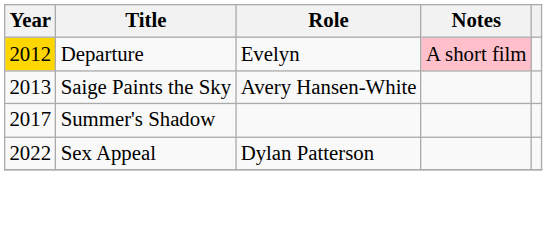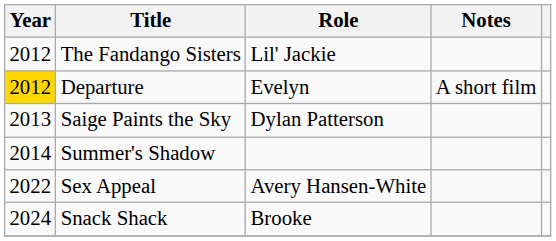+ row: (151, 53)
(476, 53) pink background -> (486, 86) no background
(329, 86) Avery Hansen-White -> (317, 119) Dylan Patterson
(30, 119) 2017 -> (30, 152) 2014
(307, 152) Dylan Patterson -> (338, 185) Avery Hansen-White
+ row: (114, 218)
